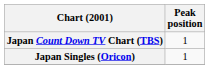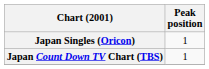rows swapped: (85, 56) <-> (85, 40)
